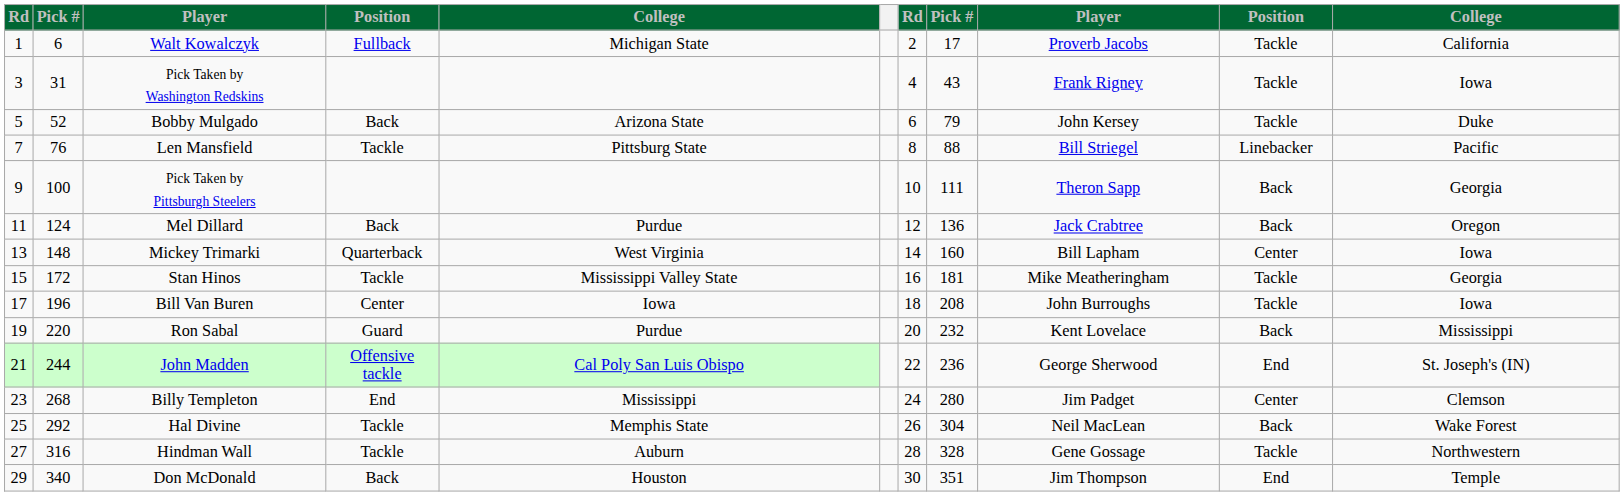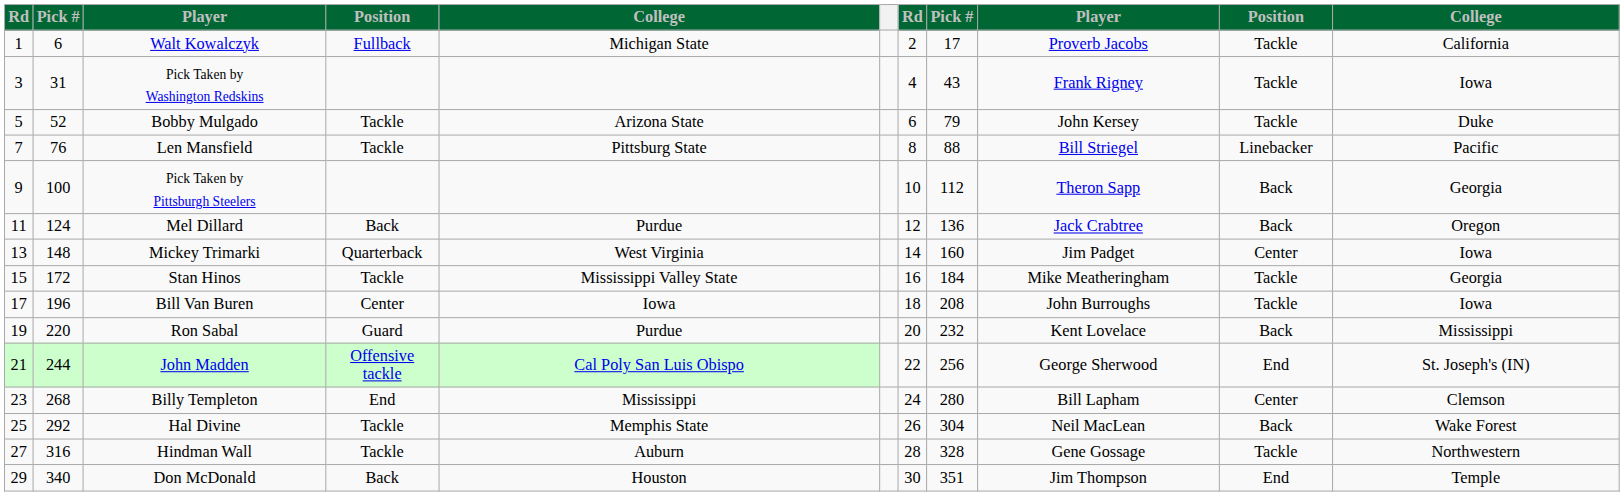(382, 121) Back -> (382, 121) Tackle
(952, 187) 111 -> (952, 187) 112
(1098, 252) Bill Lapham -> (1098, 252) Jim Padget
(952, 278) 181 -> (952, 278) 184
(952, 365) 236 -> (952, 365) 256
(1098, 400) Jim Padget -> (1098, 400) Bill Lapham
